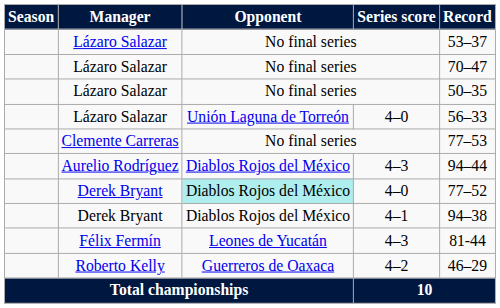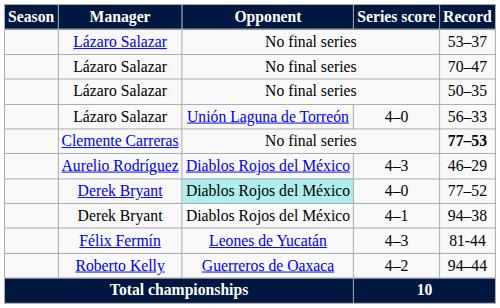(467, 141) normal -> (467, 141) bold
(467, 166) 94–44 -> (467, 166) 46–29
(467, 265) 46–29 -> (467, 265) 94–44
